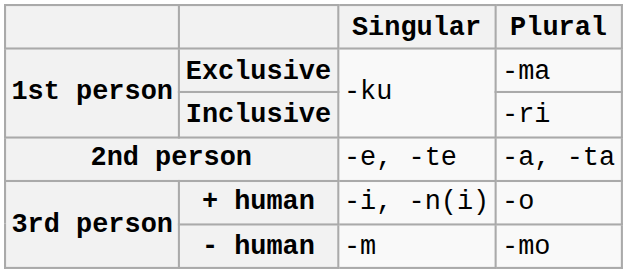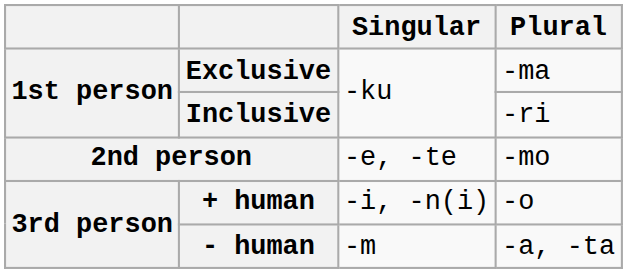(559, 159) -a, -ta -> (526, 159) -mo
(526, 246) -mo -> (559, 246) -a, -ta
